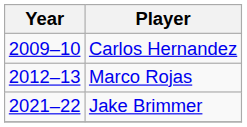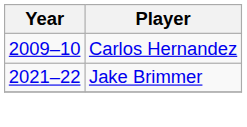- row: (141, 77)
